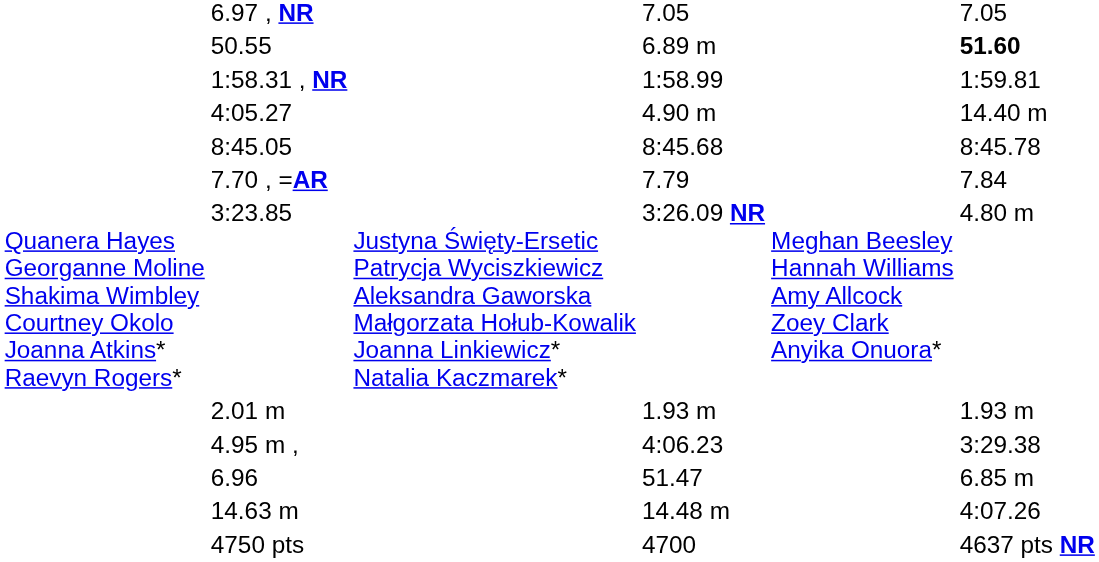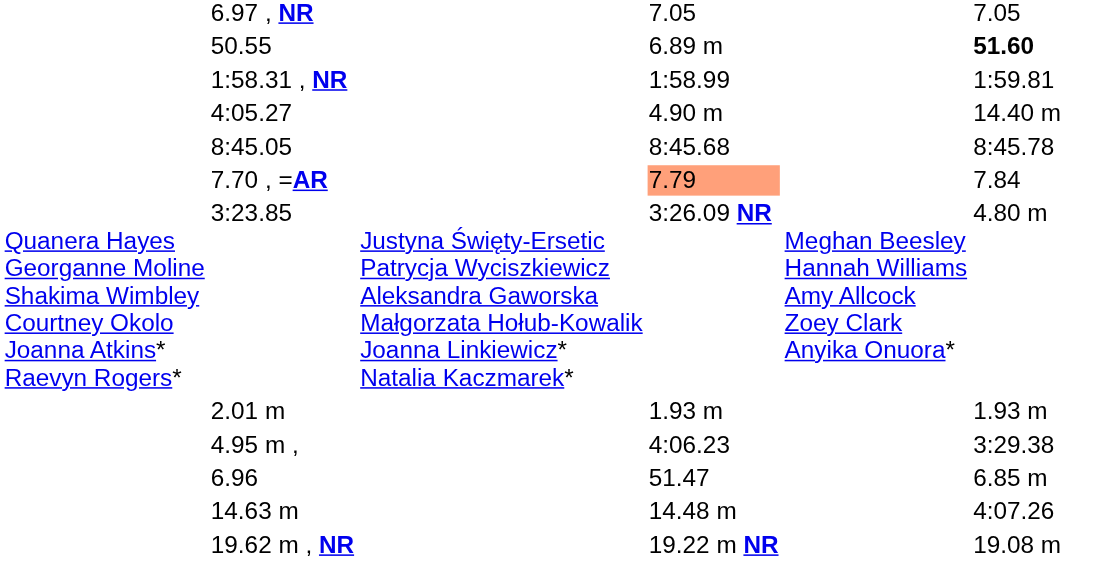(666, 180) no background -> (672, 180) lightsalmon background
+ row: (282, 544)
- row: (257, 544)
